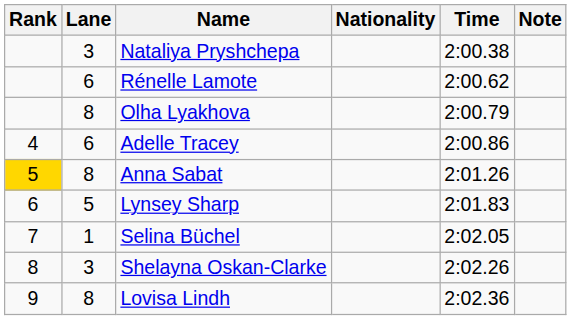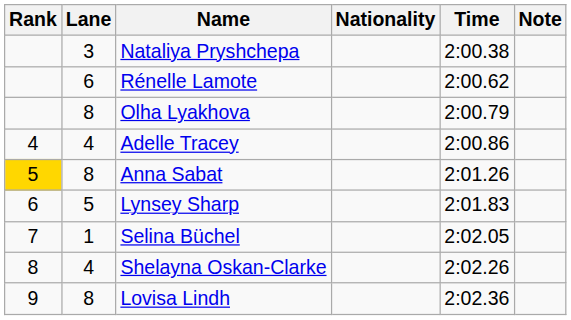(89, 143) 6 -> (89, 143) 4
(89, 267) 3 -> (89, 267) 4
